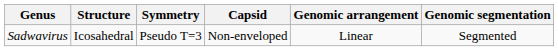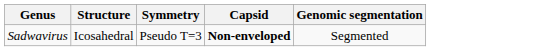- column: (356, 14)
(248, 35) normal -> (249, 35) bold
